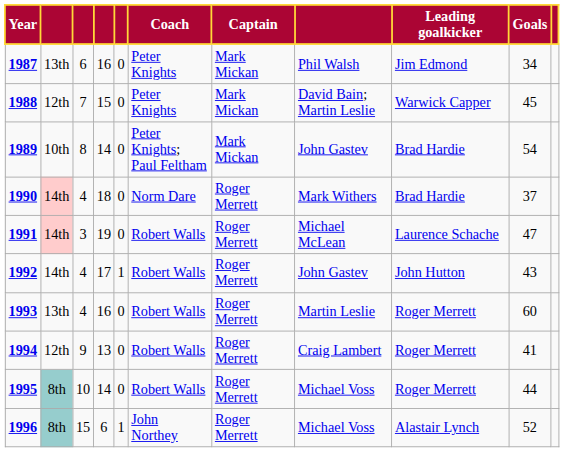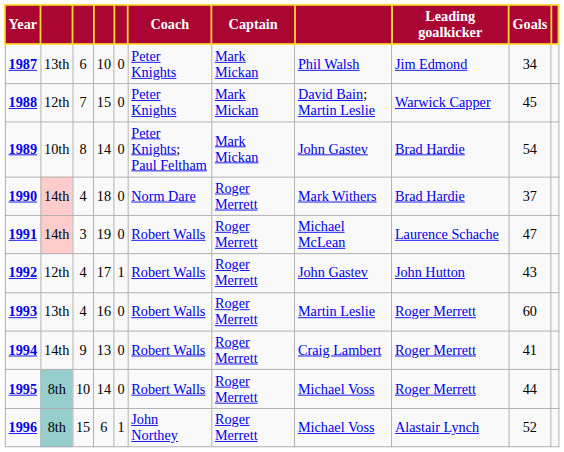(104, 64) 16 -> (104, 64) 10
(57, 273) 14th -> (57, 273) 12th
(57, 350) 12th -> (57, 350) 14th
